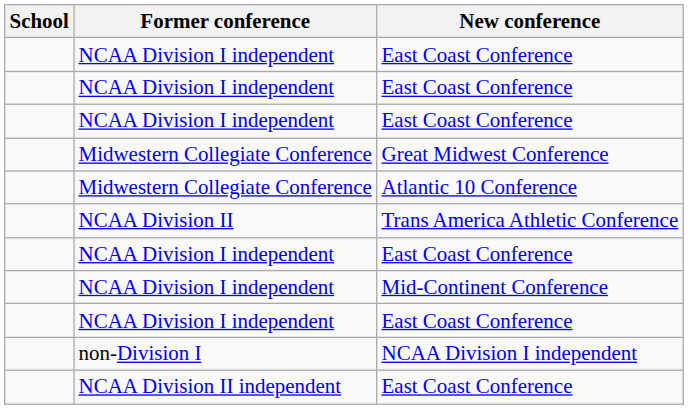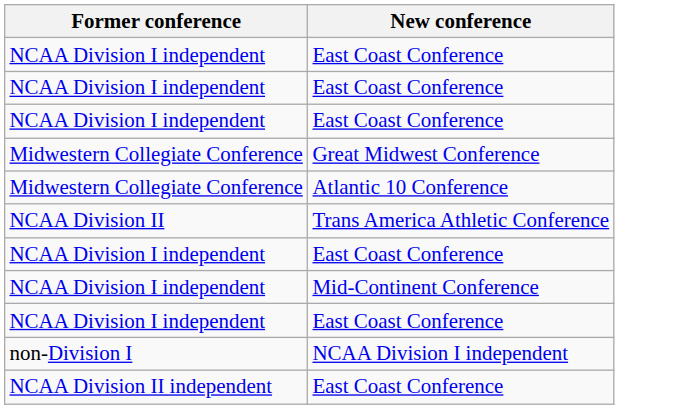- column: (39, 21)
